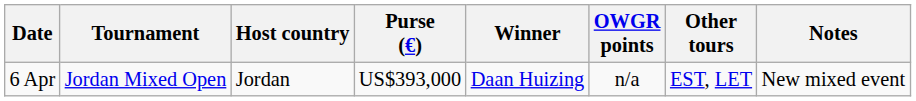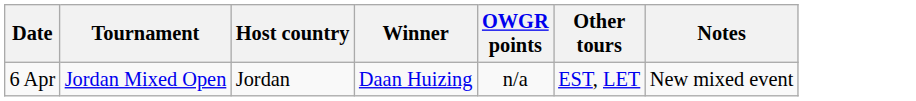- column: (410, 33)
